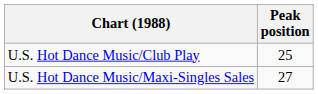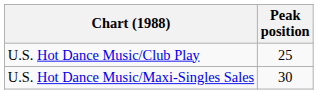(285, 77) 27 -> (285, 77) 30
